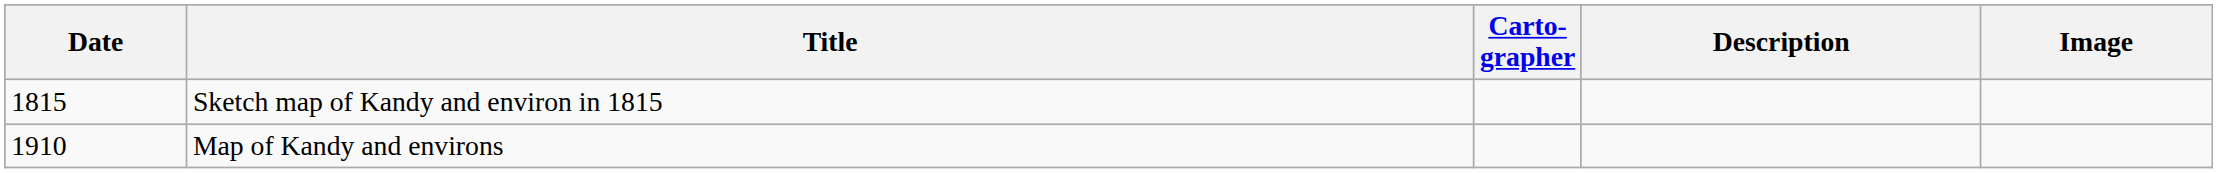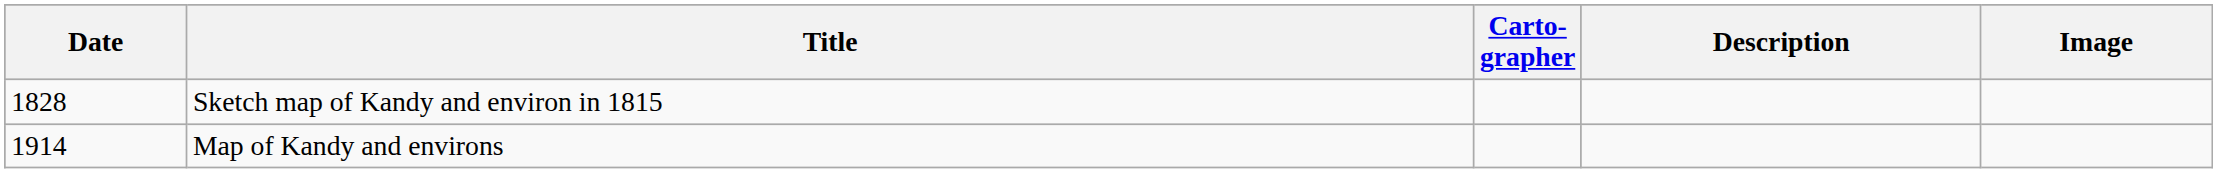(39, 101) 1815 -> (39, 101) 1828
(39, 145) 1910 -> (39, 145) 1914
